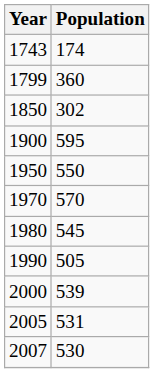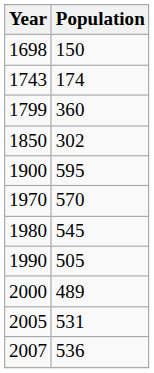+ row: (28, 49)
- row: (28, 170)
(70, 291) 539 -> (70, 291) 489
(70, 351) 530 -> (70, 351) 536
